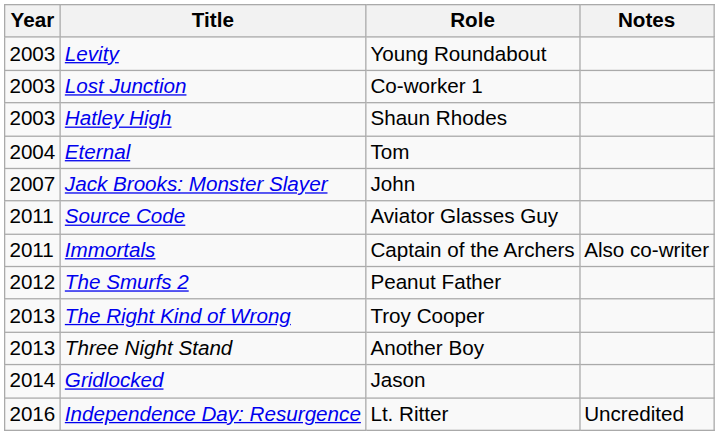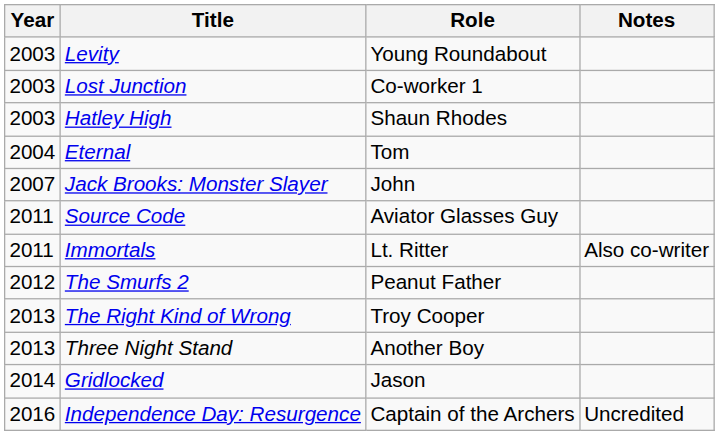(473, 250) Captain of the Archers -> (409, 250) Lt. Ritter
(409, 413) Lt. Ritter -> (473, 413) Captain of the Archers
